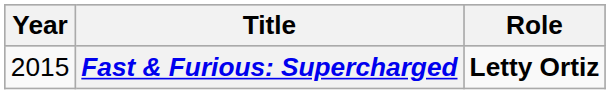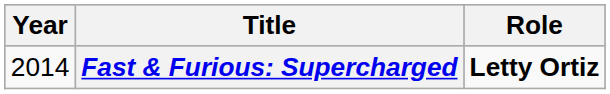(40, 66) 2015 -> (40, 66) 2014
